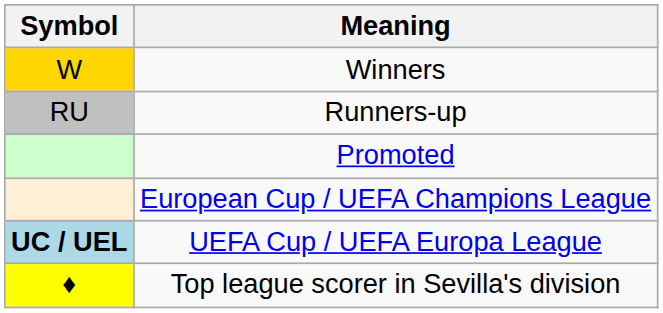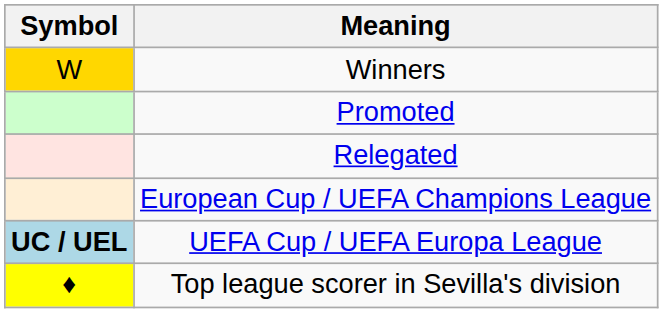- row: (396, 112)
+ row: (396, 155)
